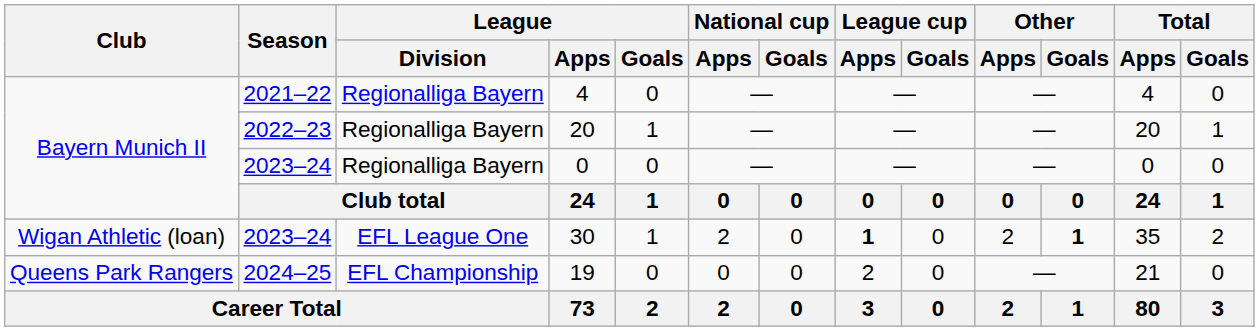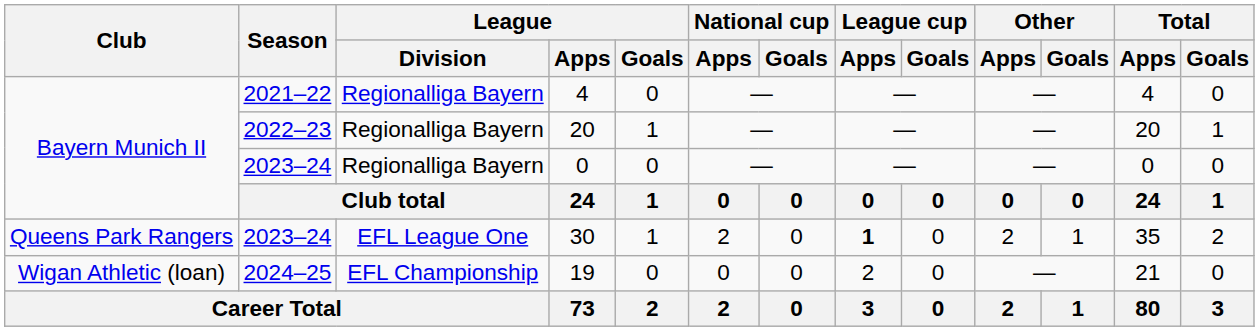(122, 237) Wigan Athletic (loan) -> (122, 237) Queens Park Rangers
(1078, 237) bold -> (1078, 237) normal
(122, 272) Queens Park Rangers -> (122, 272) Wigan Athletic (loan)
